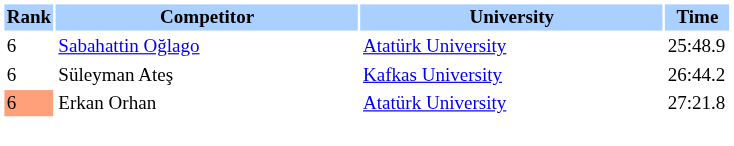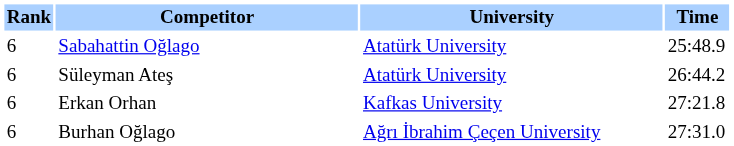(433, 74) Kafkas University -> (435, 74) Atatürk University
(12, 103) lightsalmon background -> (12, 103) no background
(435, 103) Atatürk University -> (433, 103) Kafkas University
+ row: (117, 131)
